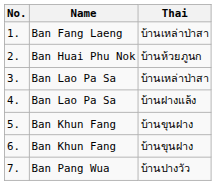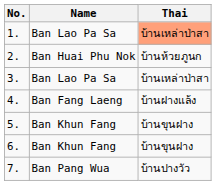(77, 33) Ban Fang Laeng -> (74, 33) Ban Lao Pa Sa
(175, 33) no background -> (175, 33) lightsalmon background
(74, 101) Ban Lao Pa Sa -> (77, 101) Ban Fang Laeng
